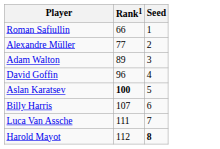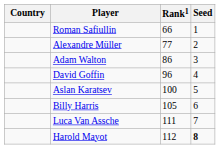+ column: (28, 13)
(121, 60) 89 -> (167, 60) 86
(123, 90) bold -> (170, 90) normal
(123, 106) 107 -> (170, 106) 105
